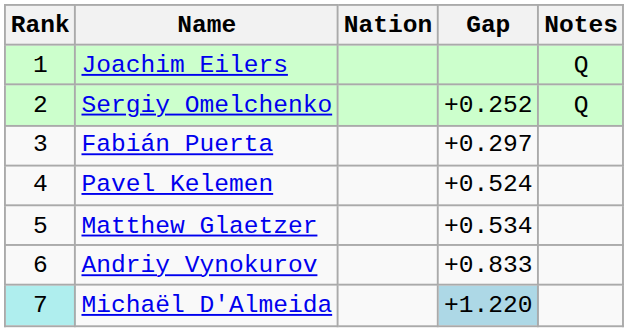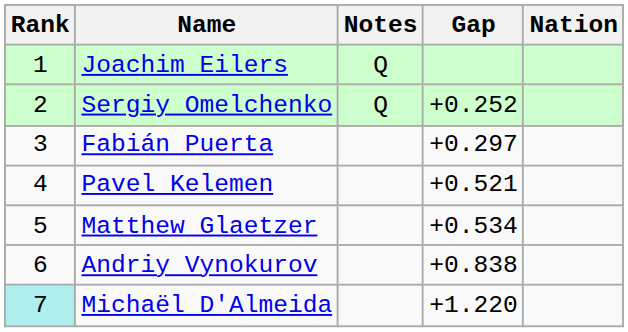columns swapped: (388, 25) <-> (581, 25)
(488, 185) +0.524 -> (474, 185) +0.521
(488, 265) +0.833 -> (474, 265) +0.838
(488, 305) lightblue background -> (474, 305) no background
